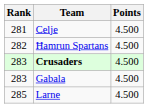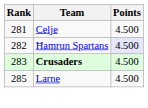(127, 45) no background -> (127, 45) lavender background
- row: (51, 78)
